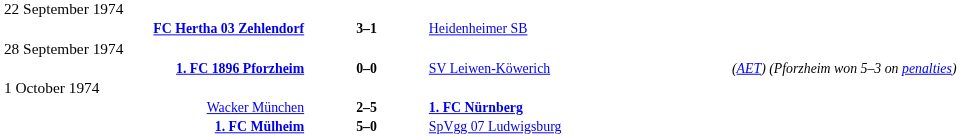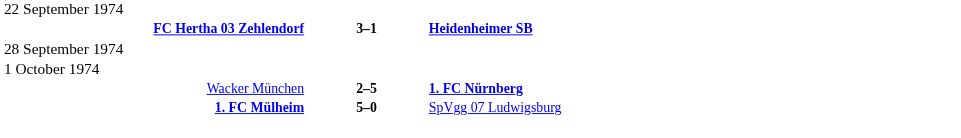(478, 29) normal -> (481, 29) bold
- row: (240, 68)
